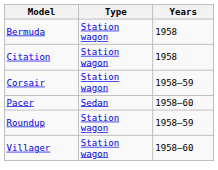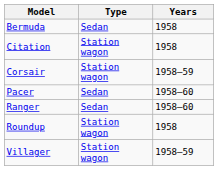(100, 32) Station wagon -> (95, 27) Sedan
+ row: (23, 107)
(174, 123) 1958–59 -> (166, 127) 1958
(174, 148) 1958–60 -> (174, 152) 1958–59
